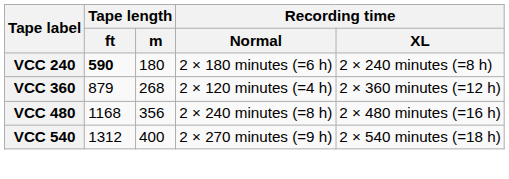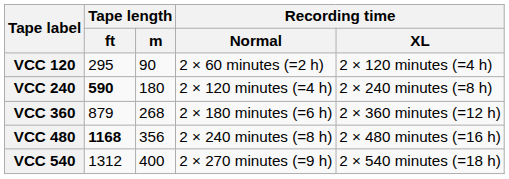+ row: (45, 64)
(256, 64) 2 × 180 minutes (=6 h) -> (256, 88) 2 × 120 minutes (=4 h)
(256, 88) 2 × 120 minutes (=4 h) -> (256, 112) 2 × 180 minutes (=6 h)
(105, 112) normal -> (105, 137) bold
